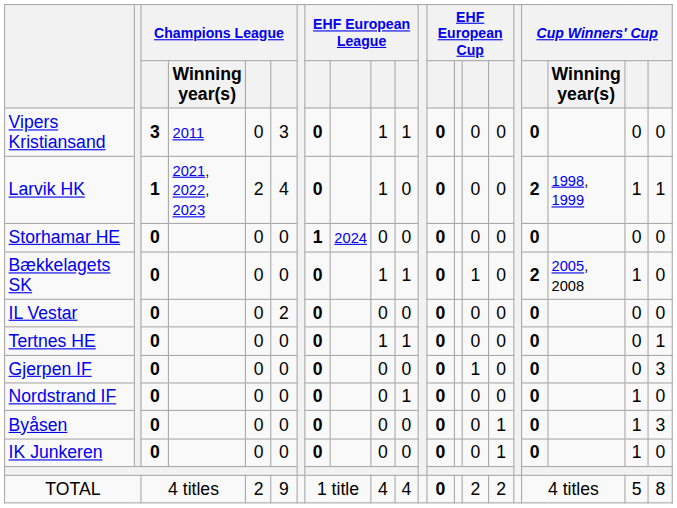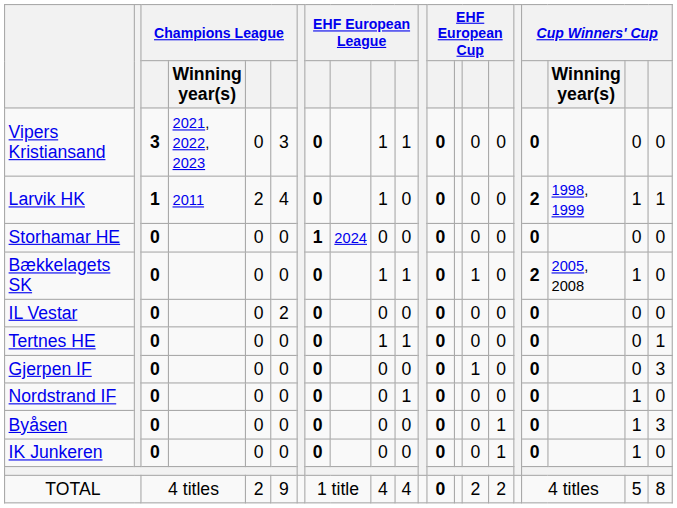(188, 133) 2011 -> (191, 143) 2021, 2022, 2023
(191, 190) 2021, 2022, 2023 -> (188, 200) 2011
